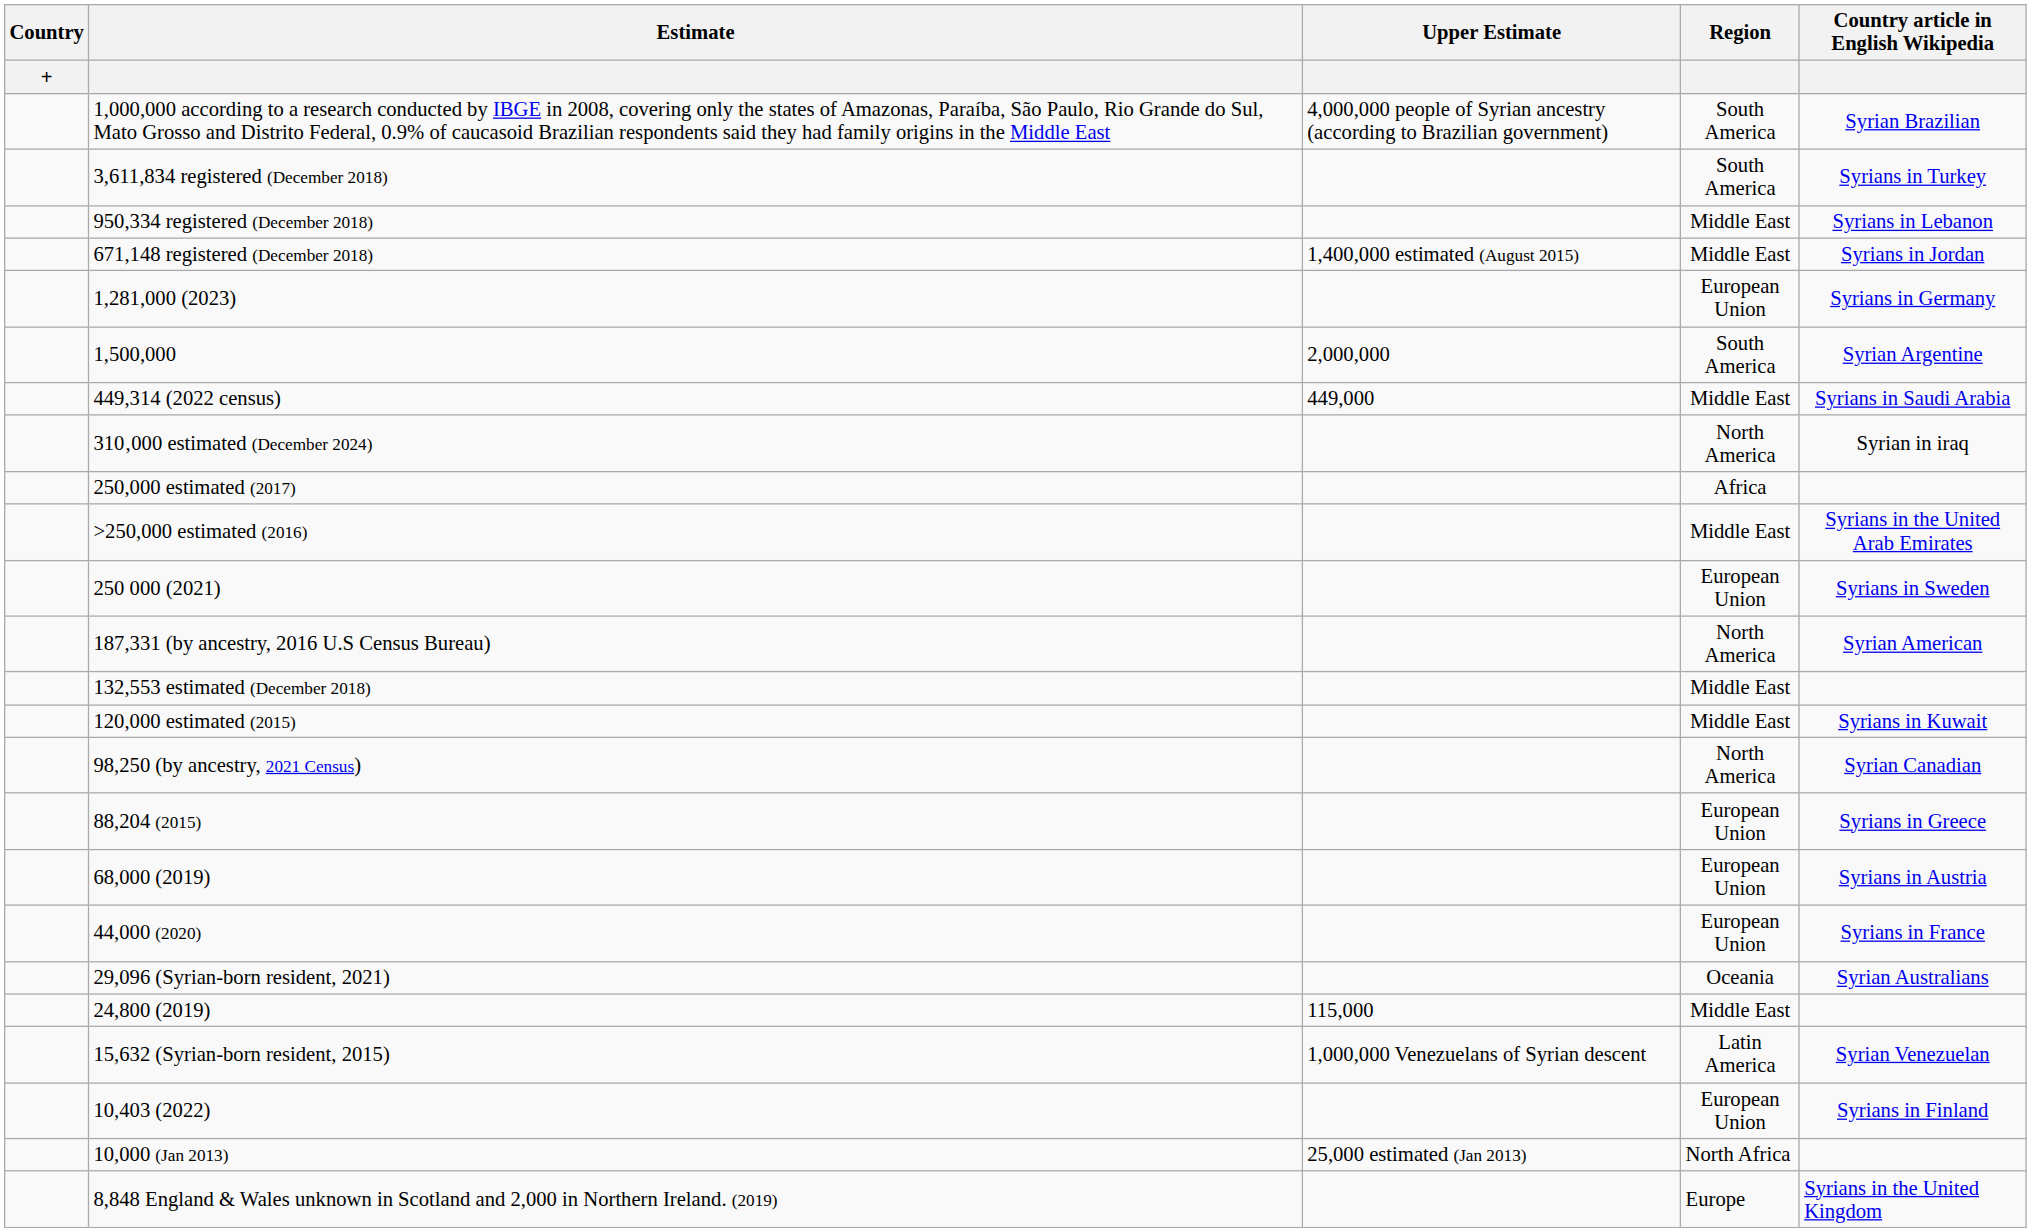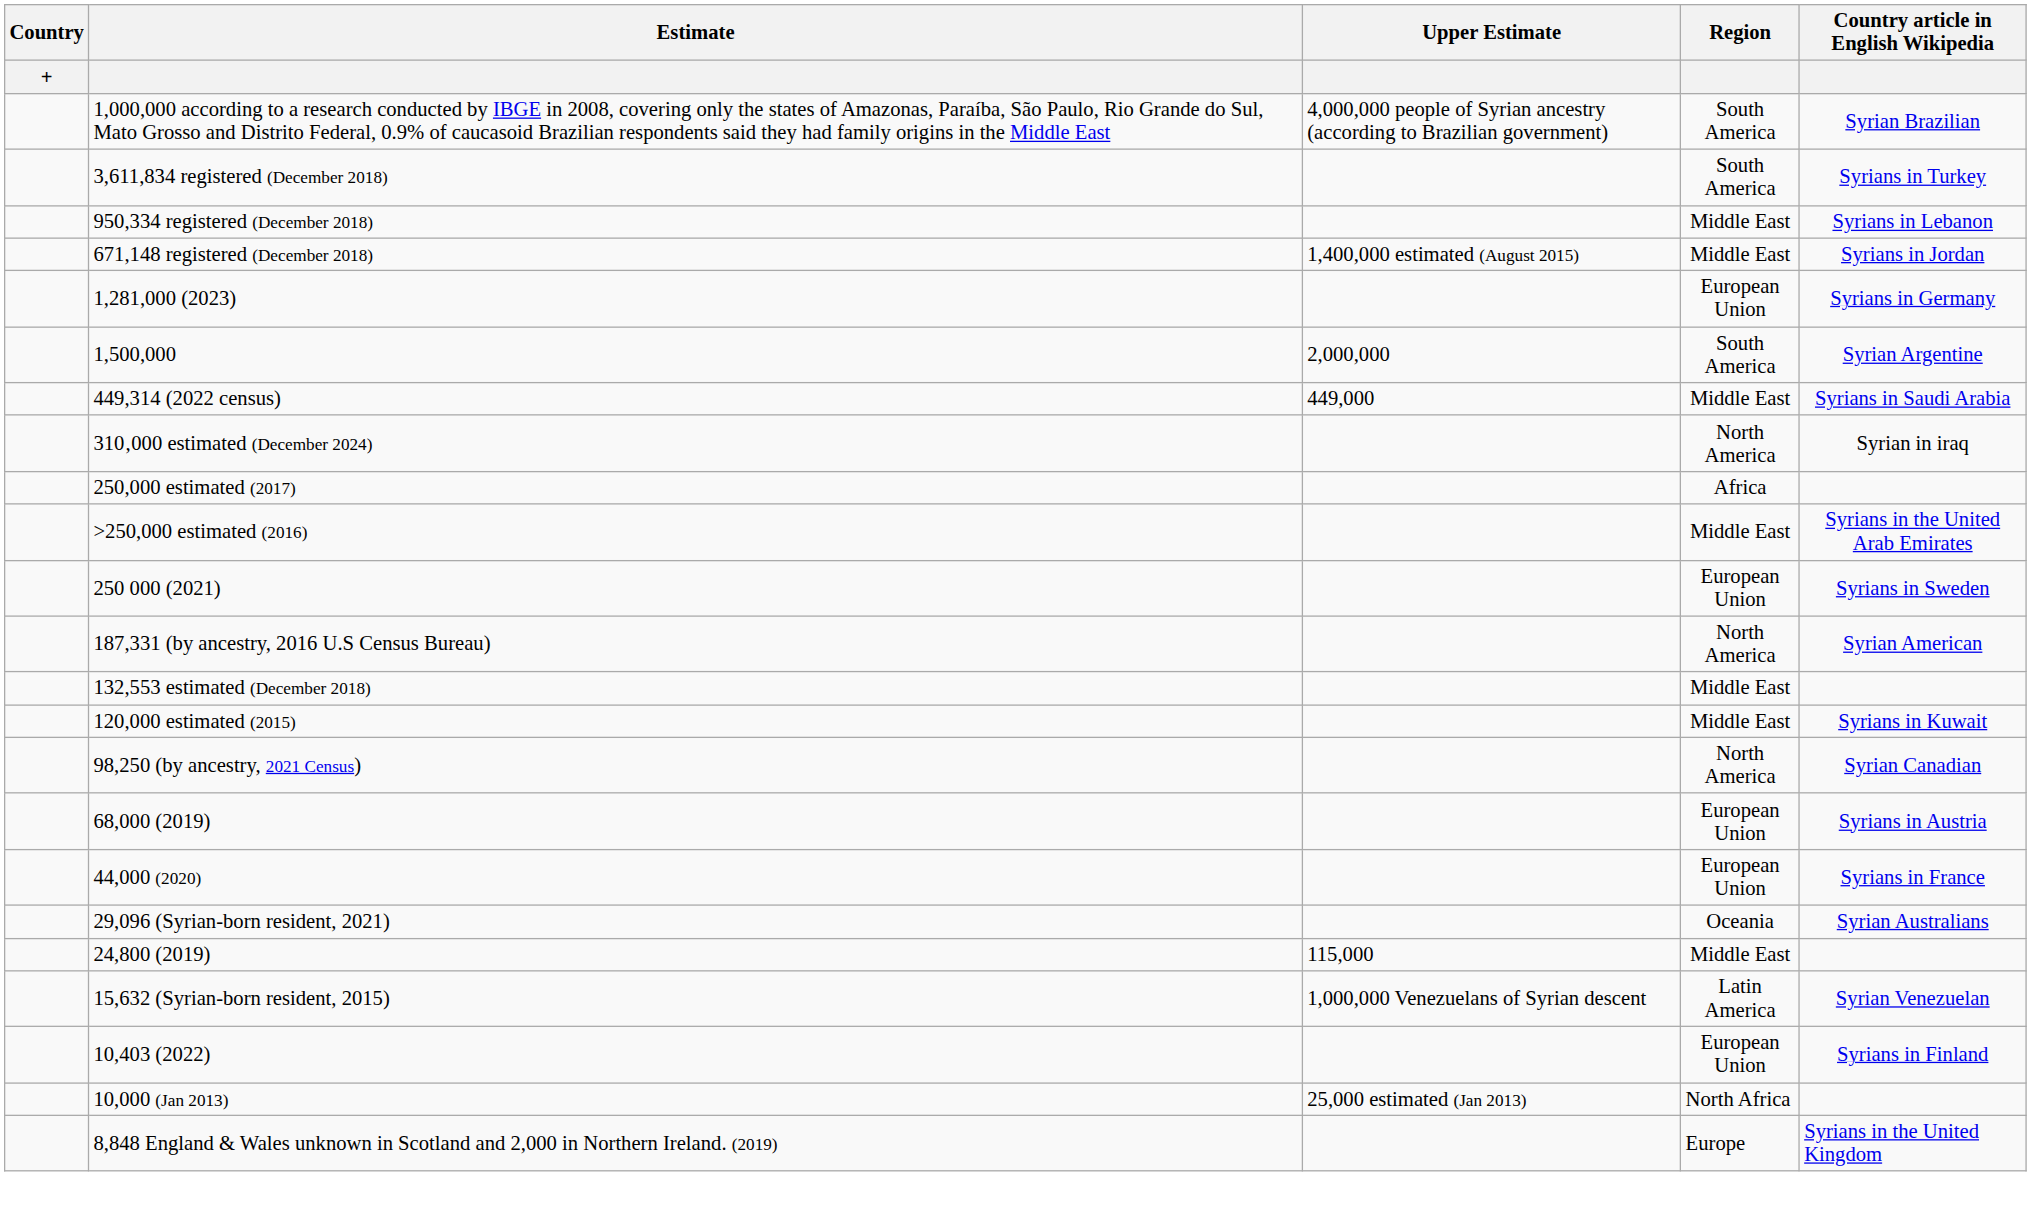- row: (147, 821)
